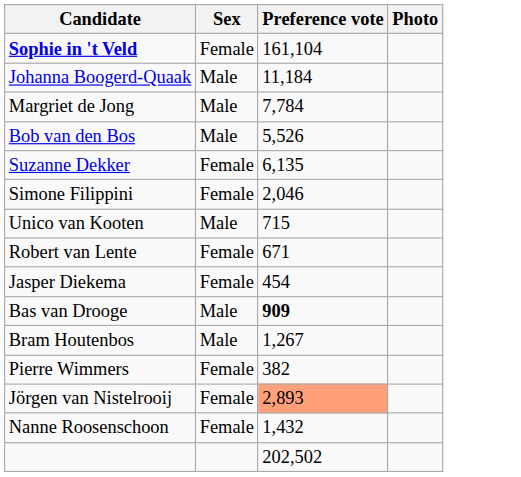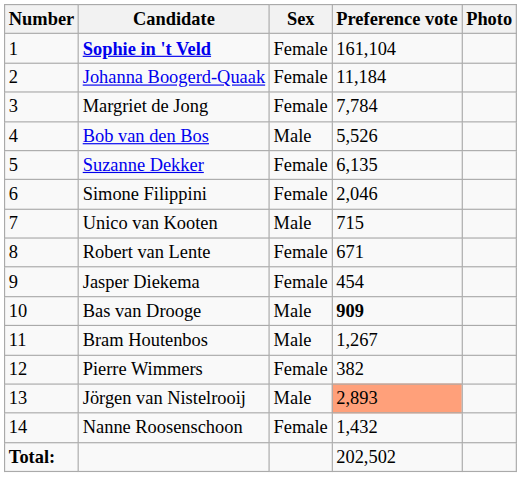+ column: (42, 19)
(219, 77) Male -> (301, 77) Female
(219, 106) Male -> (301, 106) Female
(227, 398) Female -> (293, 398) Male
